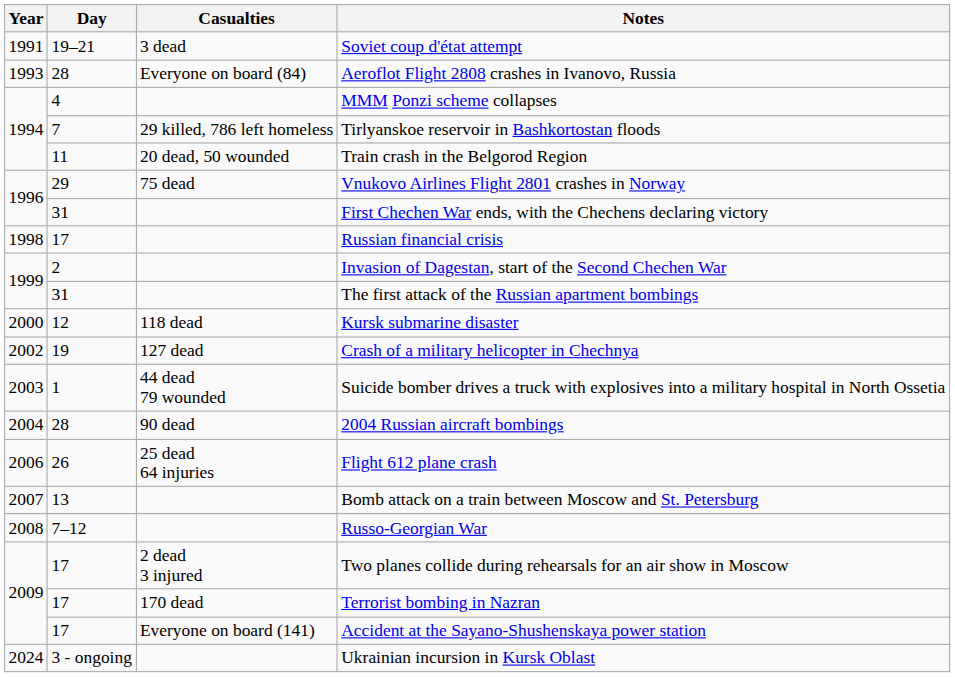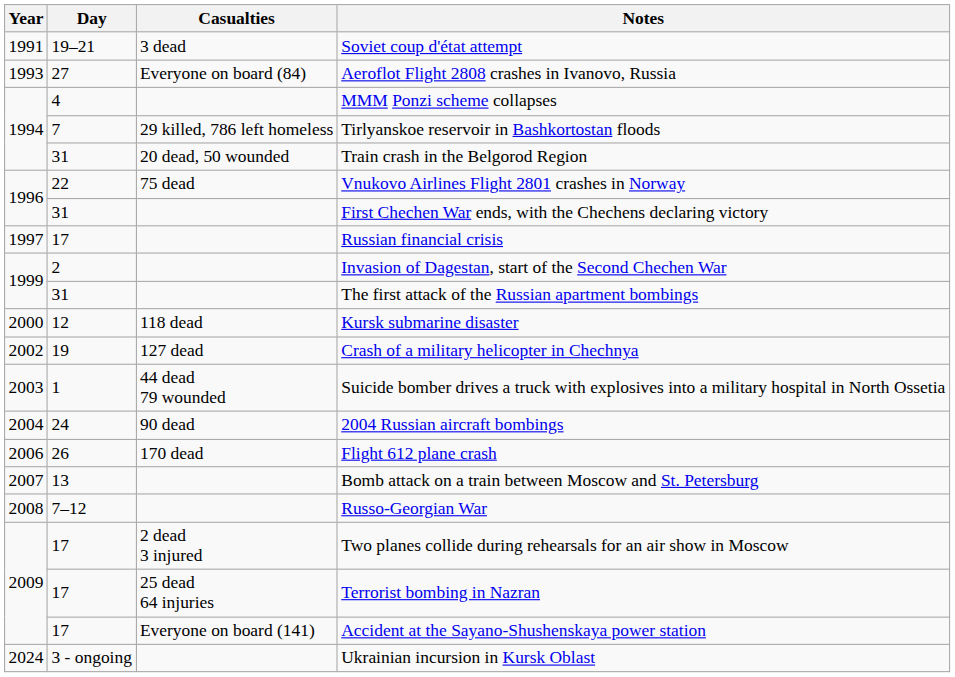(60, 73) 28 -> (60, 73) 27
(60, 156) 11 -> (60, 156) 31
(60, 184) 29 -> (60, 184) 22
(26, 239) 1998 -> (26, 239) 1997
(60, 425) 28 -> (60, 425) 24
(177, 462) 25 dead 64 injuries -> (172, 452) 170 dead
(172, 602) 170 dead -> (177, 592) 25 dead 64 injuries
